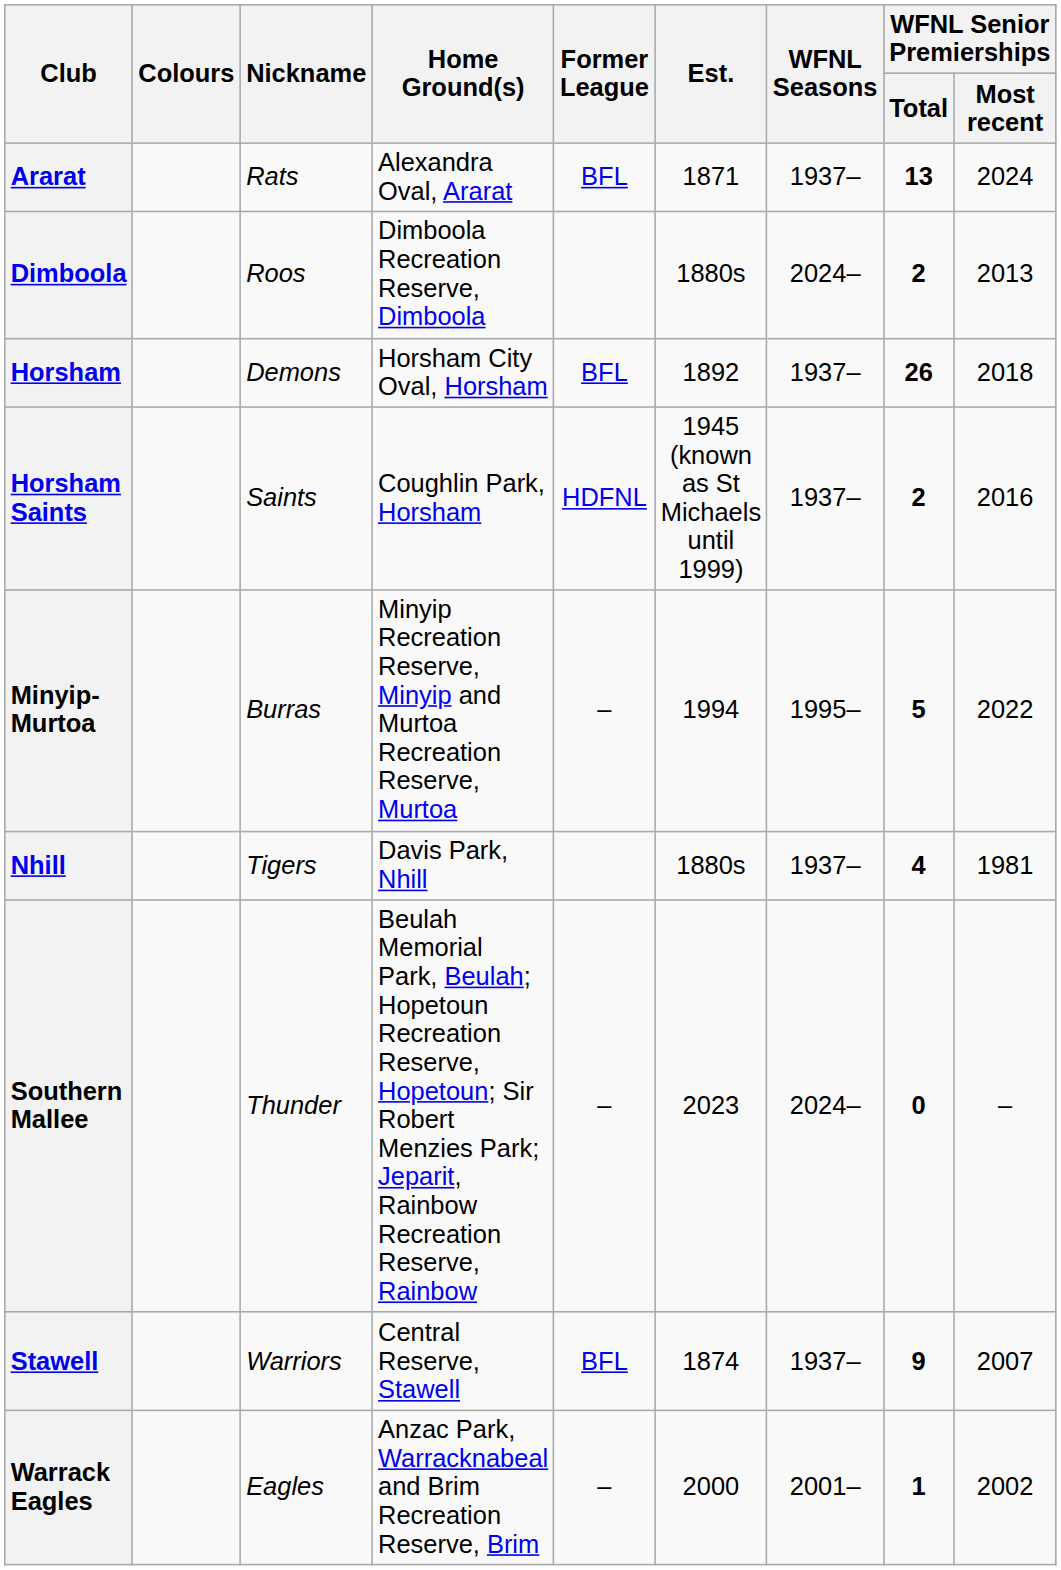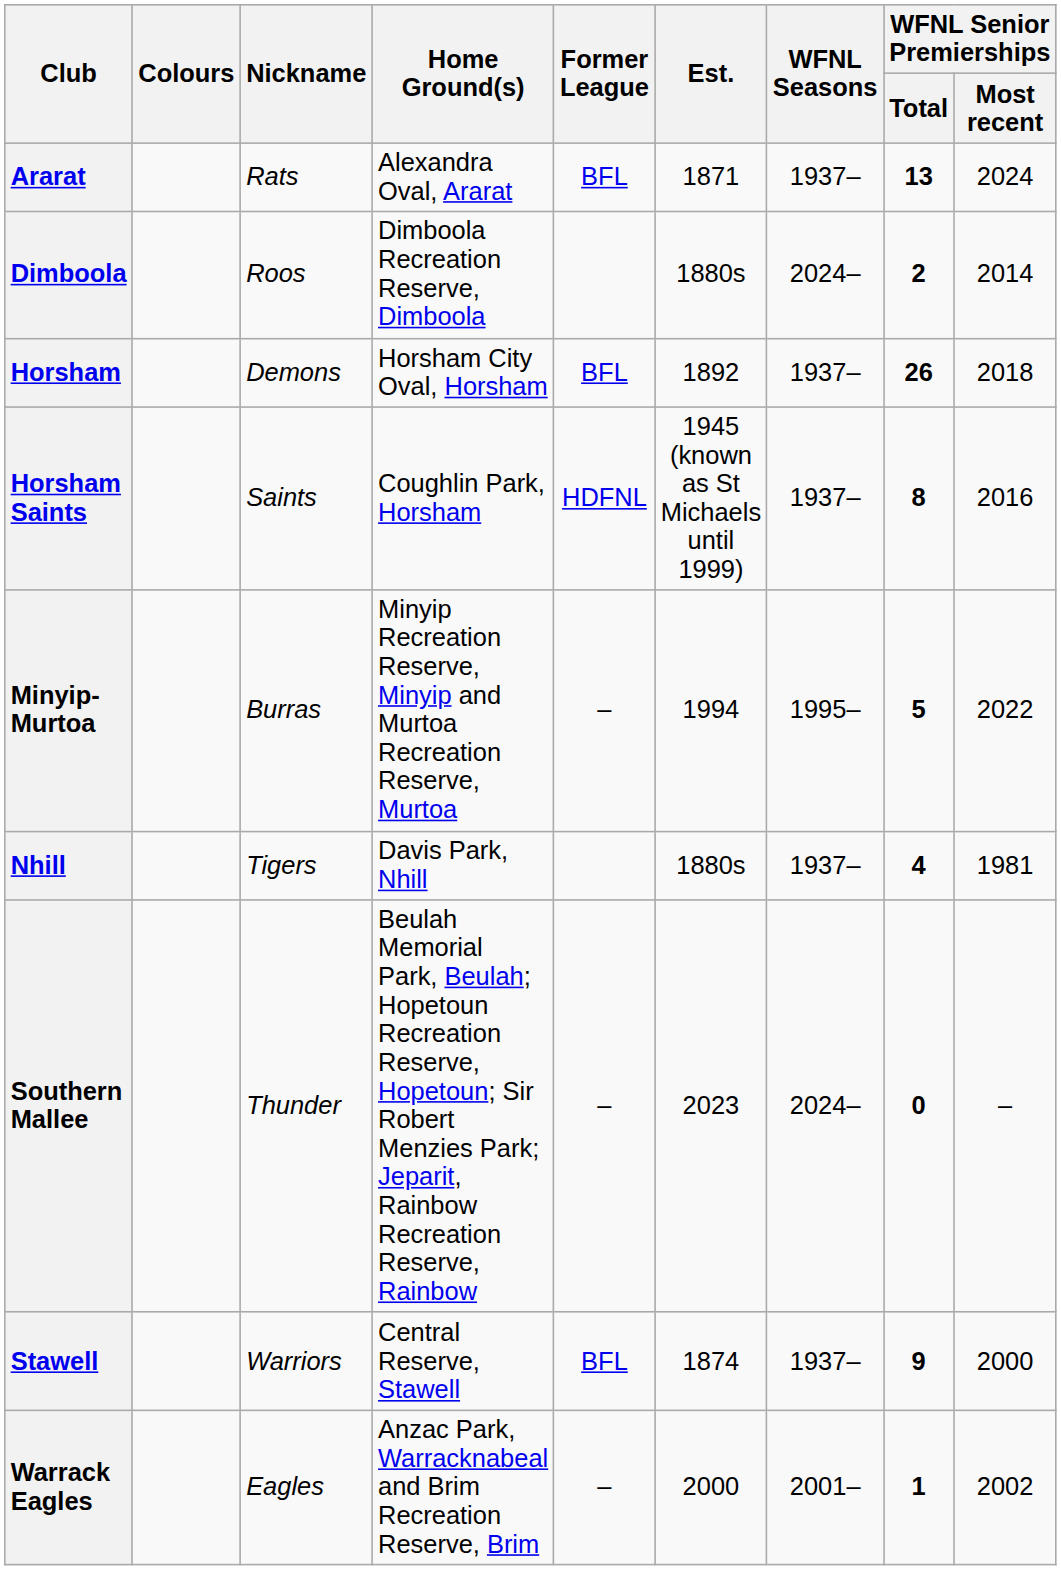(1005, 274) 2013 -> (1005, 274) 2014
(919, 498) 2 -> (919, 498) 8
(1005, 1360) 2007 -> (1005, 1360) 2000
